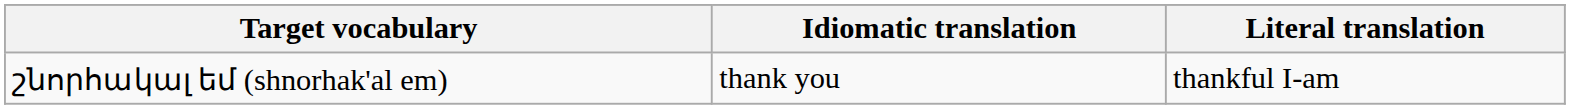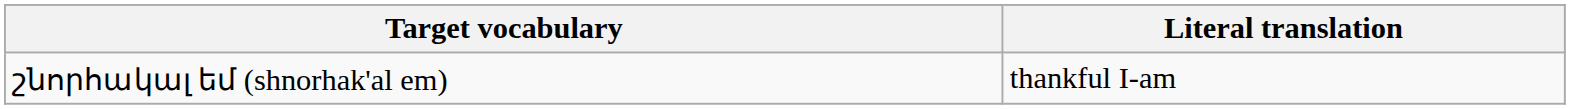- column: (939, 28)
